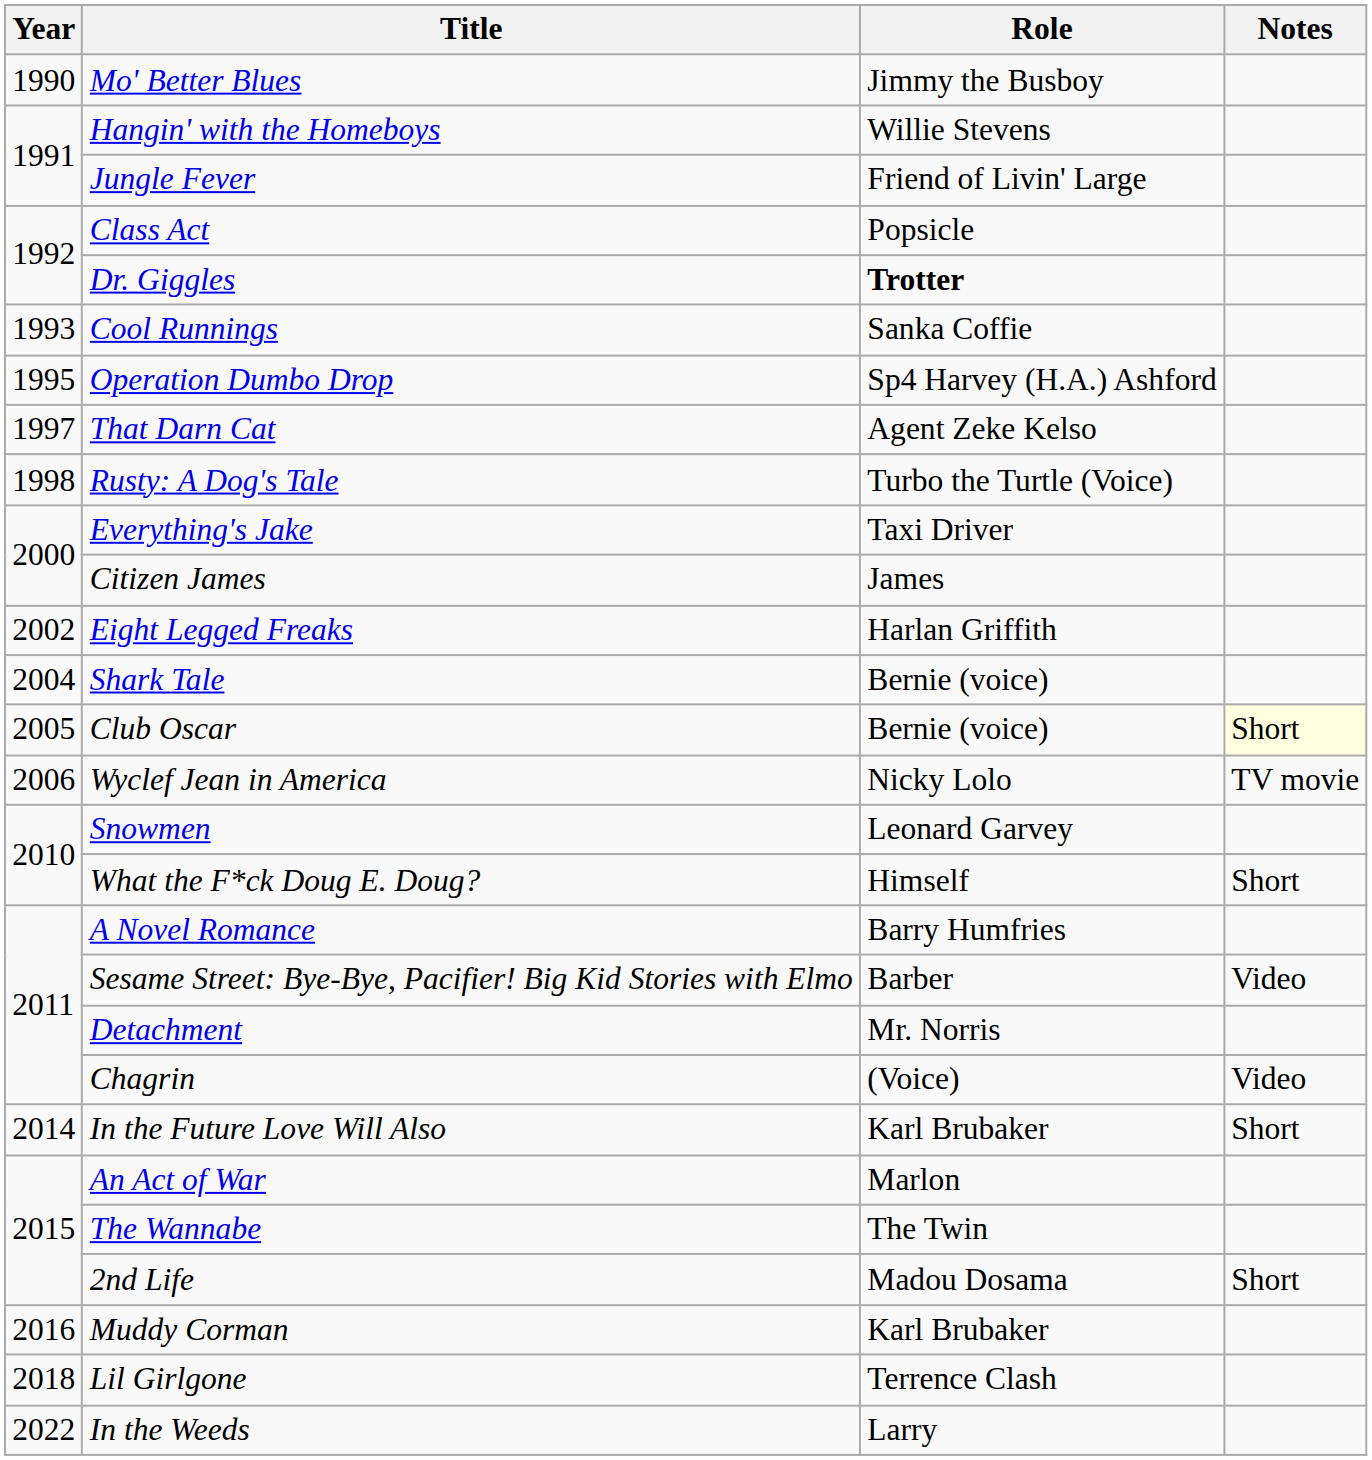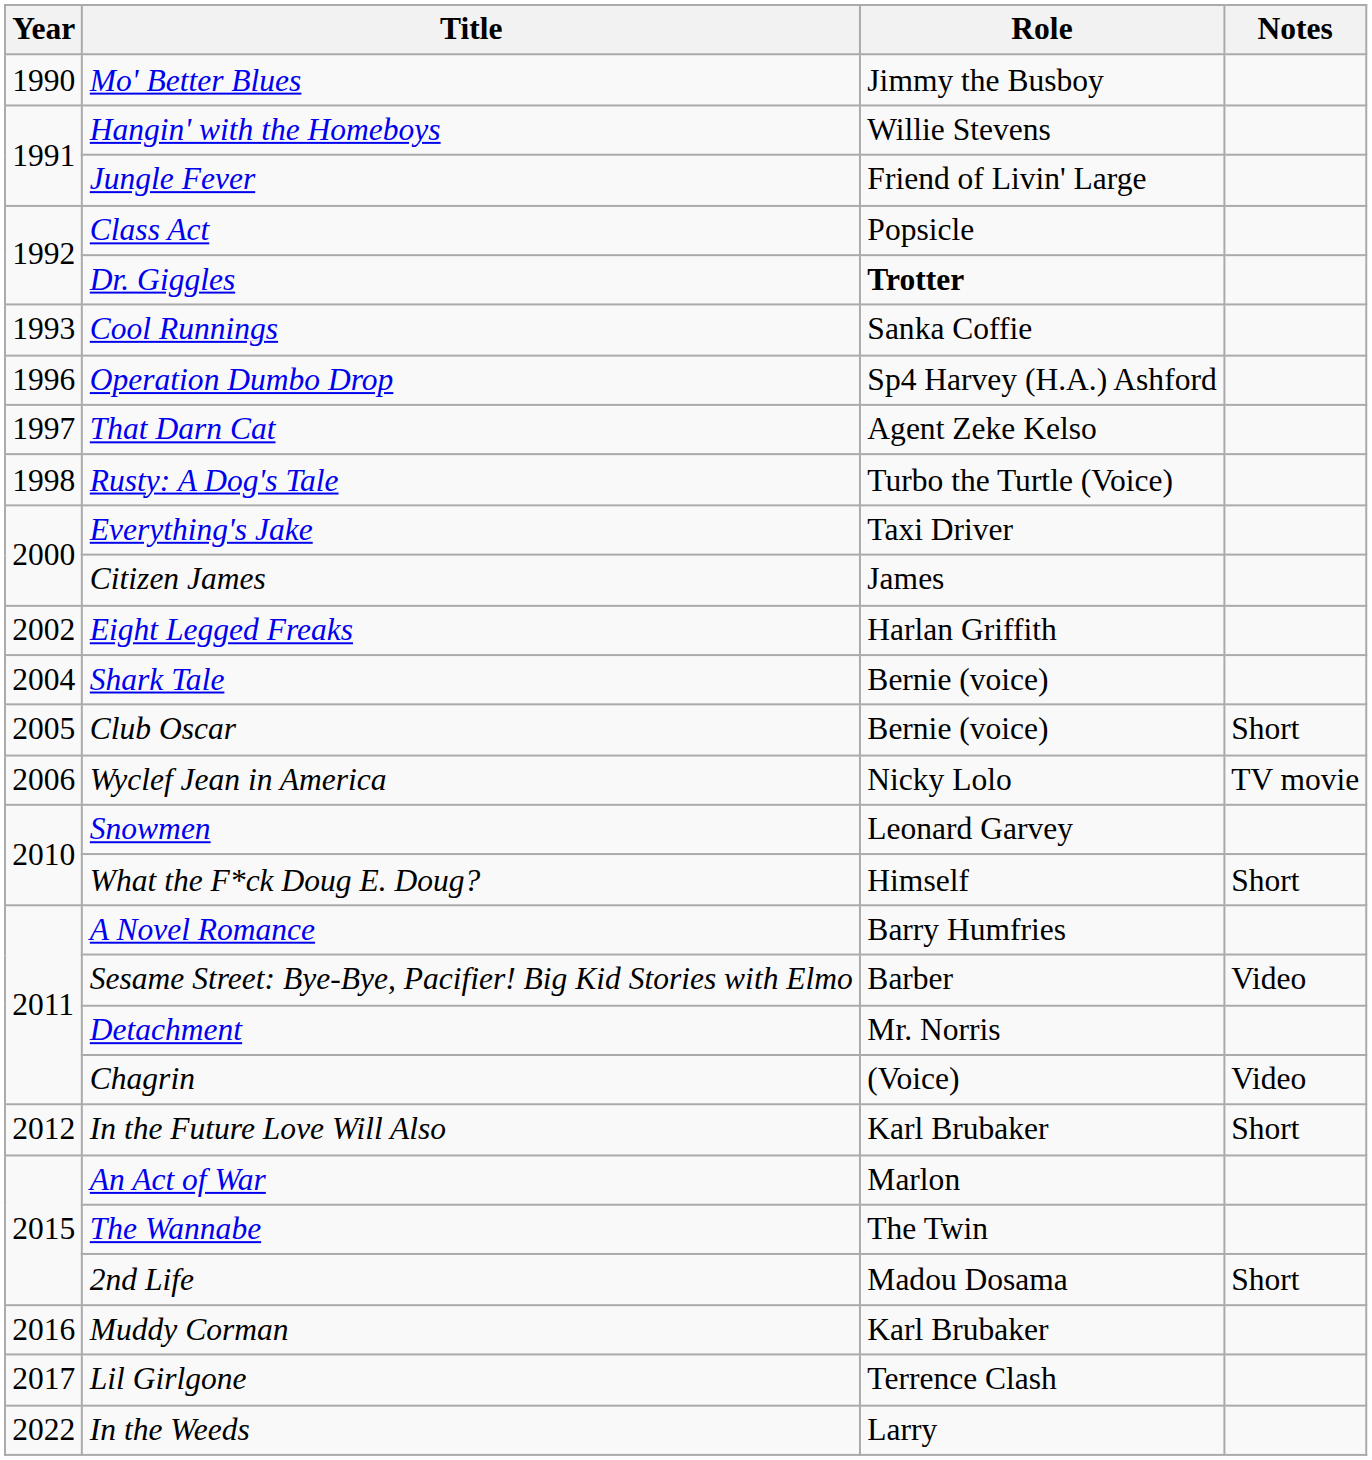(44, 379) 1995 -> (44, 379) 1996
(1265, 729) lightyellow background -> (1265, 729) no background
(44, 1129) 2014 -> (44, 1129) 2012
(44, 1379) 2018 -> (44, 1379) 2017
